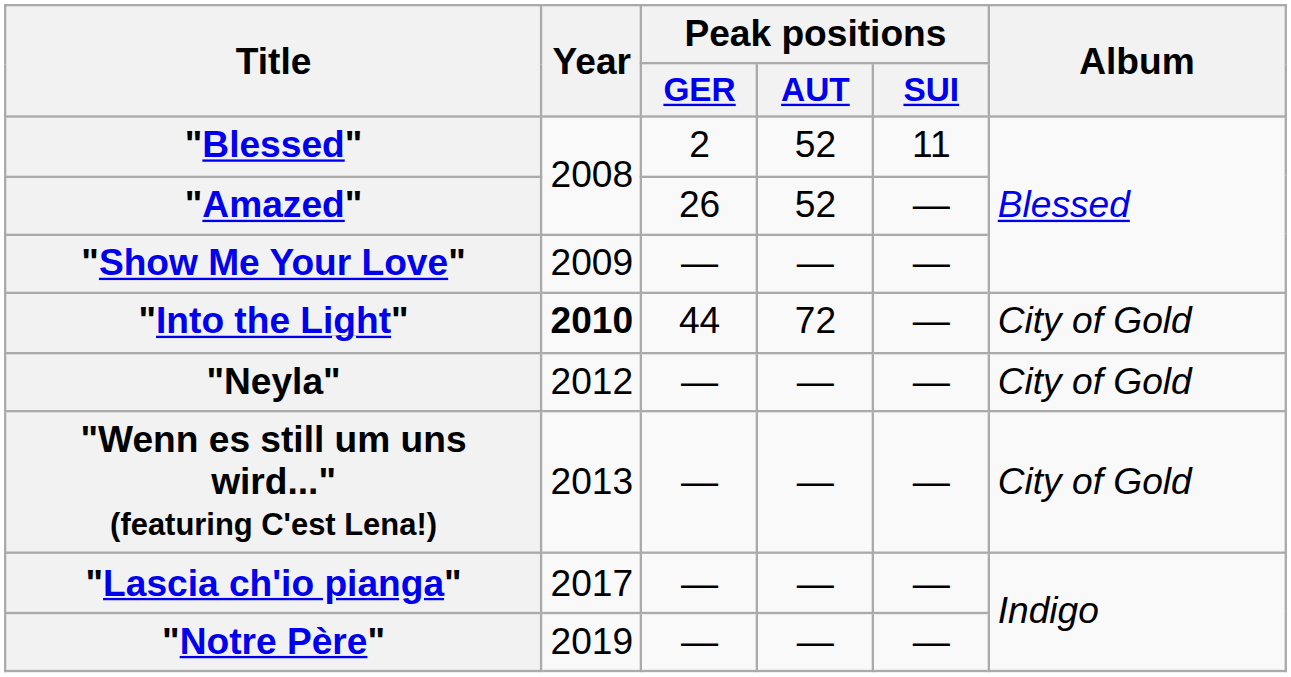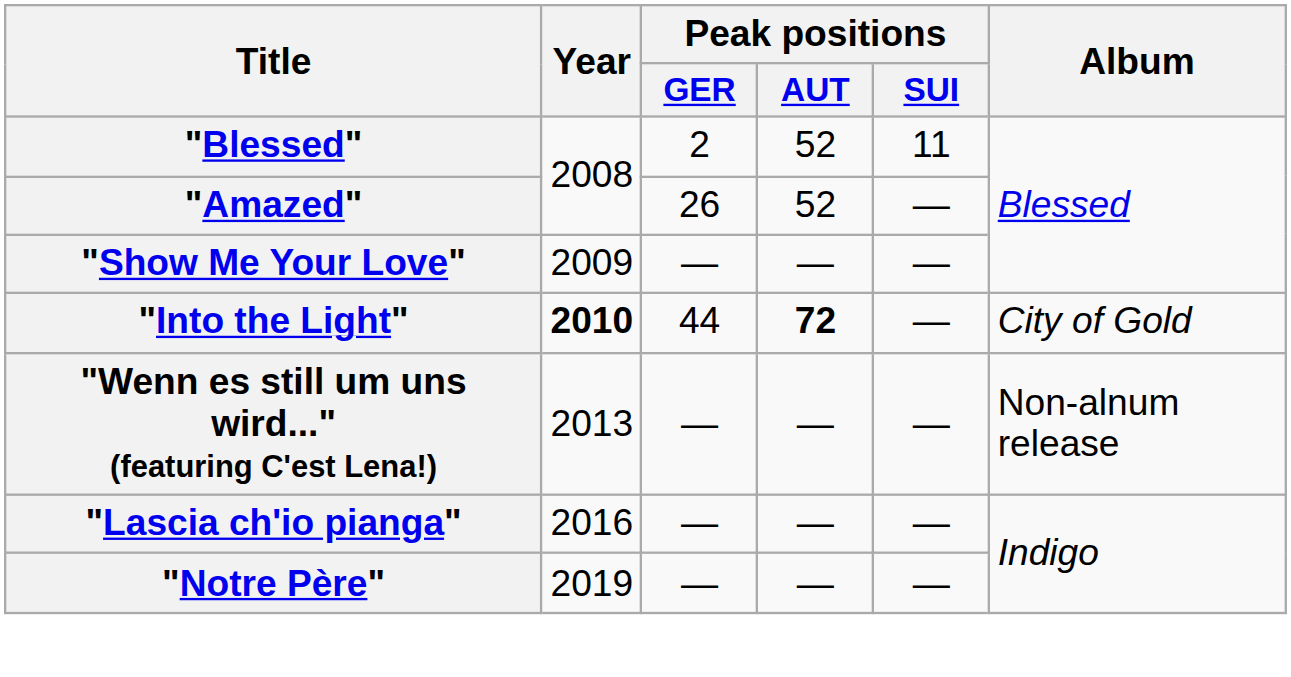(815, 322) normal -> (815, 322) bold
- row: (274, 381)
(1095, 481) City of Gold -> (1089, 422) Non-alnum release
(592, 582) 2017 -> (592, 523) 2016
